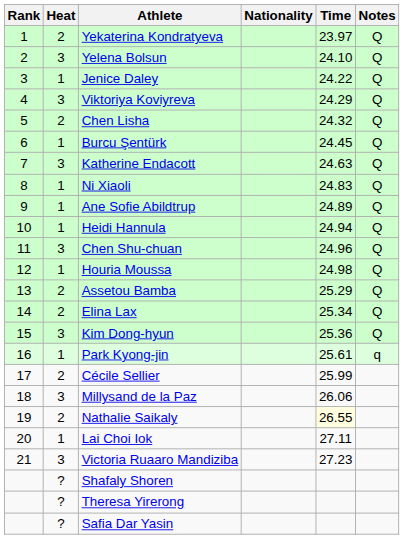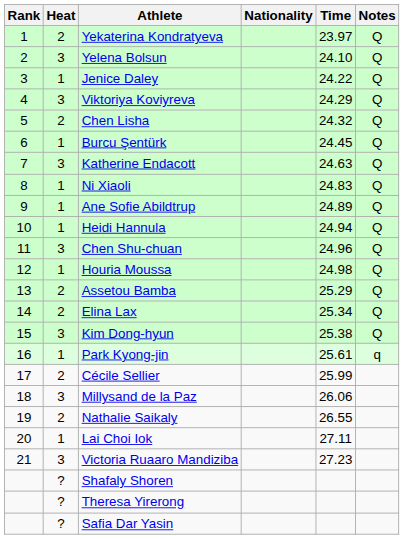(336, 333) 25.36 -> (336, 333) 25.38
(336, 418) lightyellow background -> (336, 418) no background
